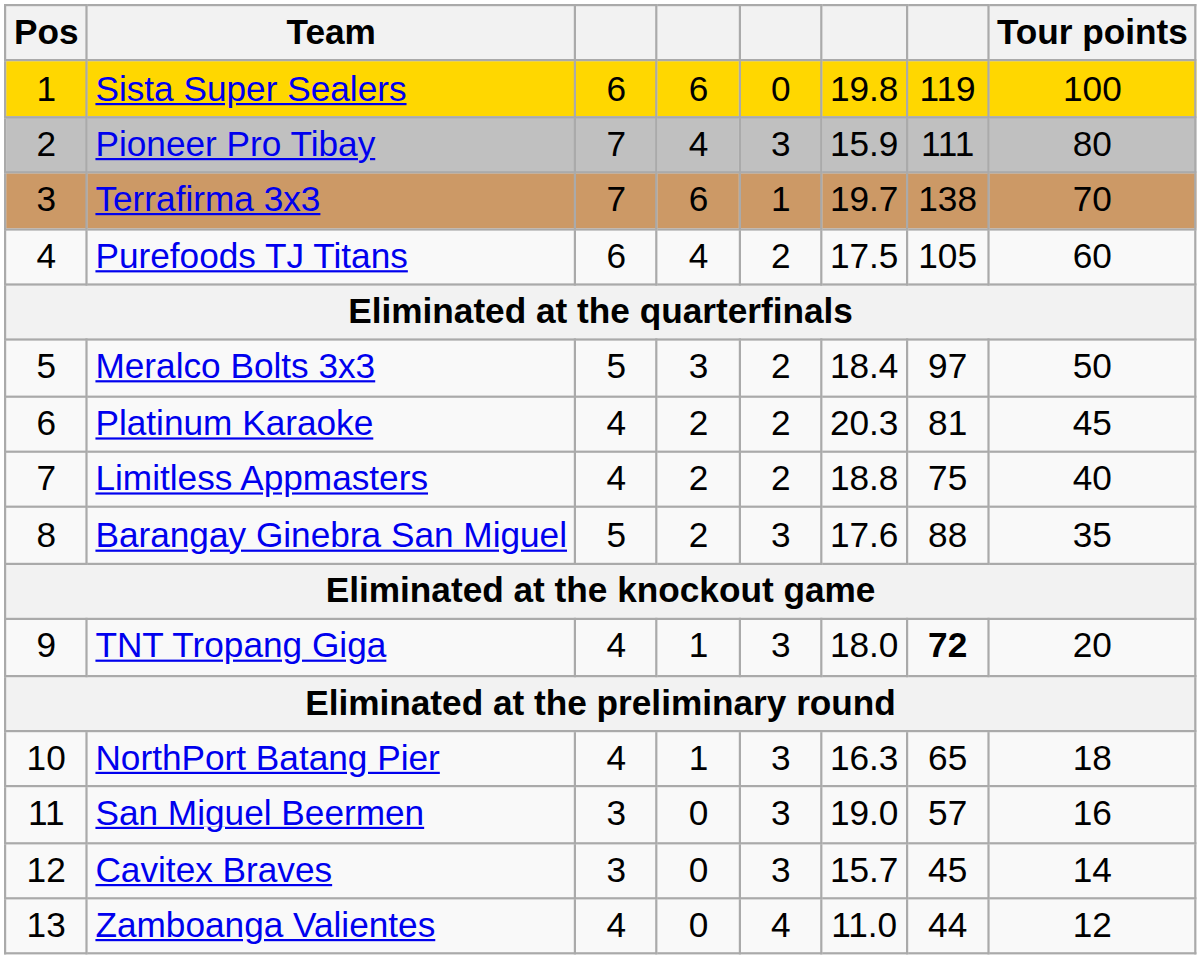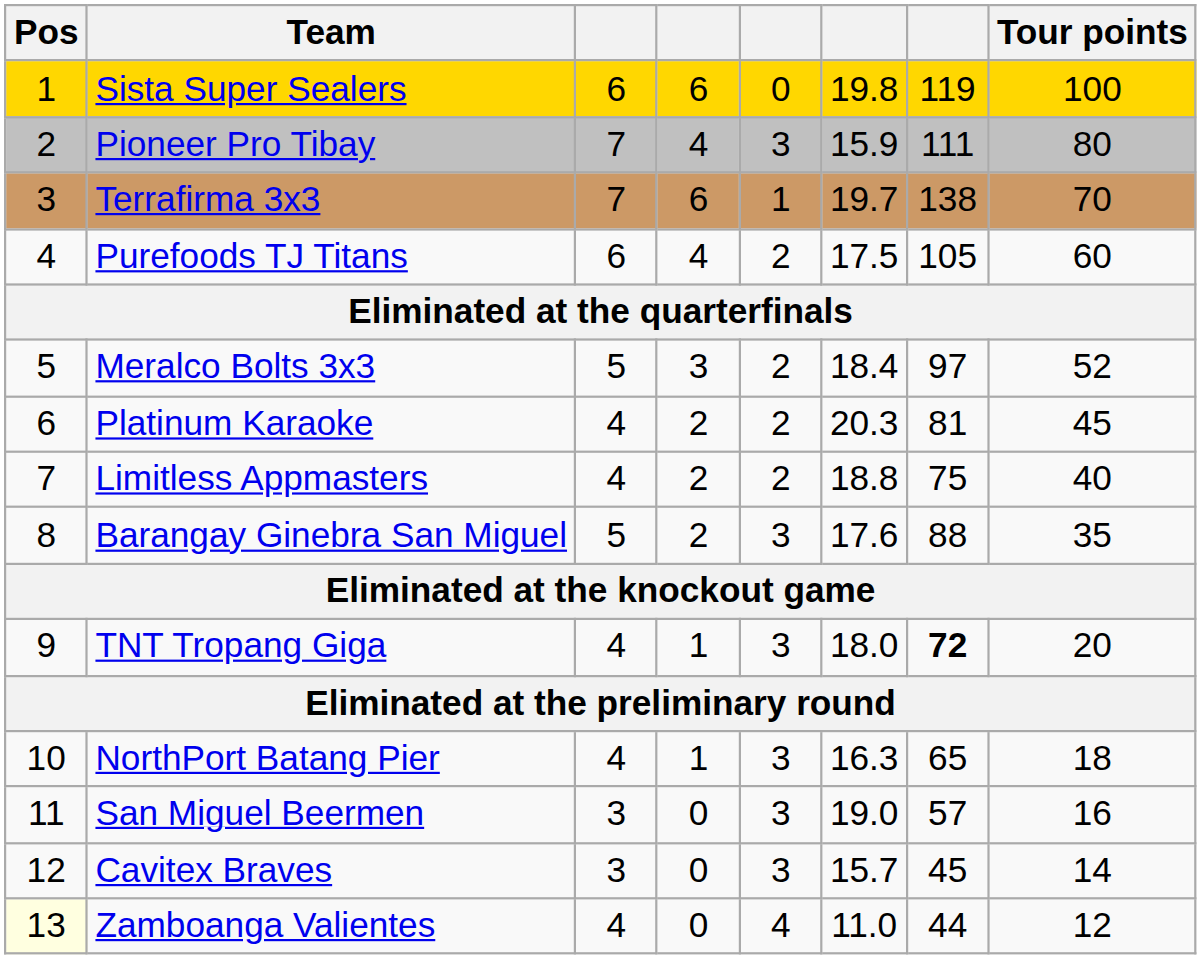(1092, 367) 50 -> (1092, 367) 52
(46, 925) no background -> (46, 925) lightyellow background
